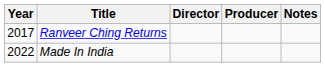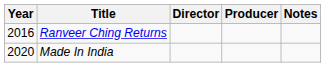(21, 33) 2017 -> (21, 33) 2016
(21, 52) 2022 -> (21, 52) 2020
